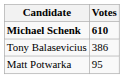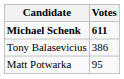(100, 30) 610 -> (100, 30) 611
